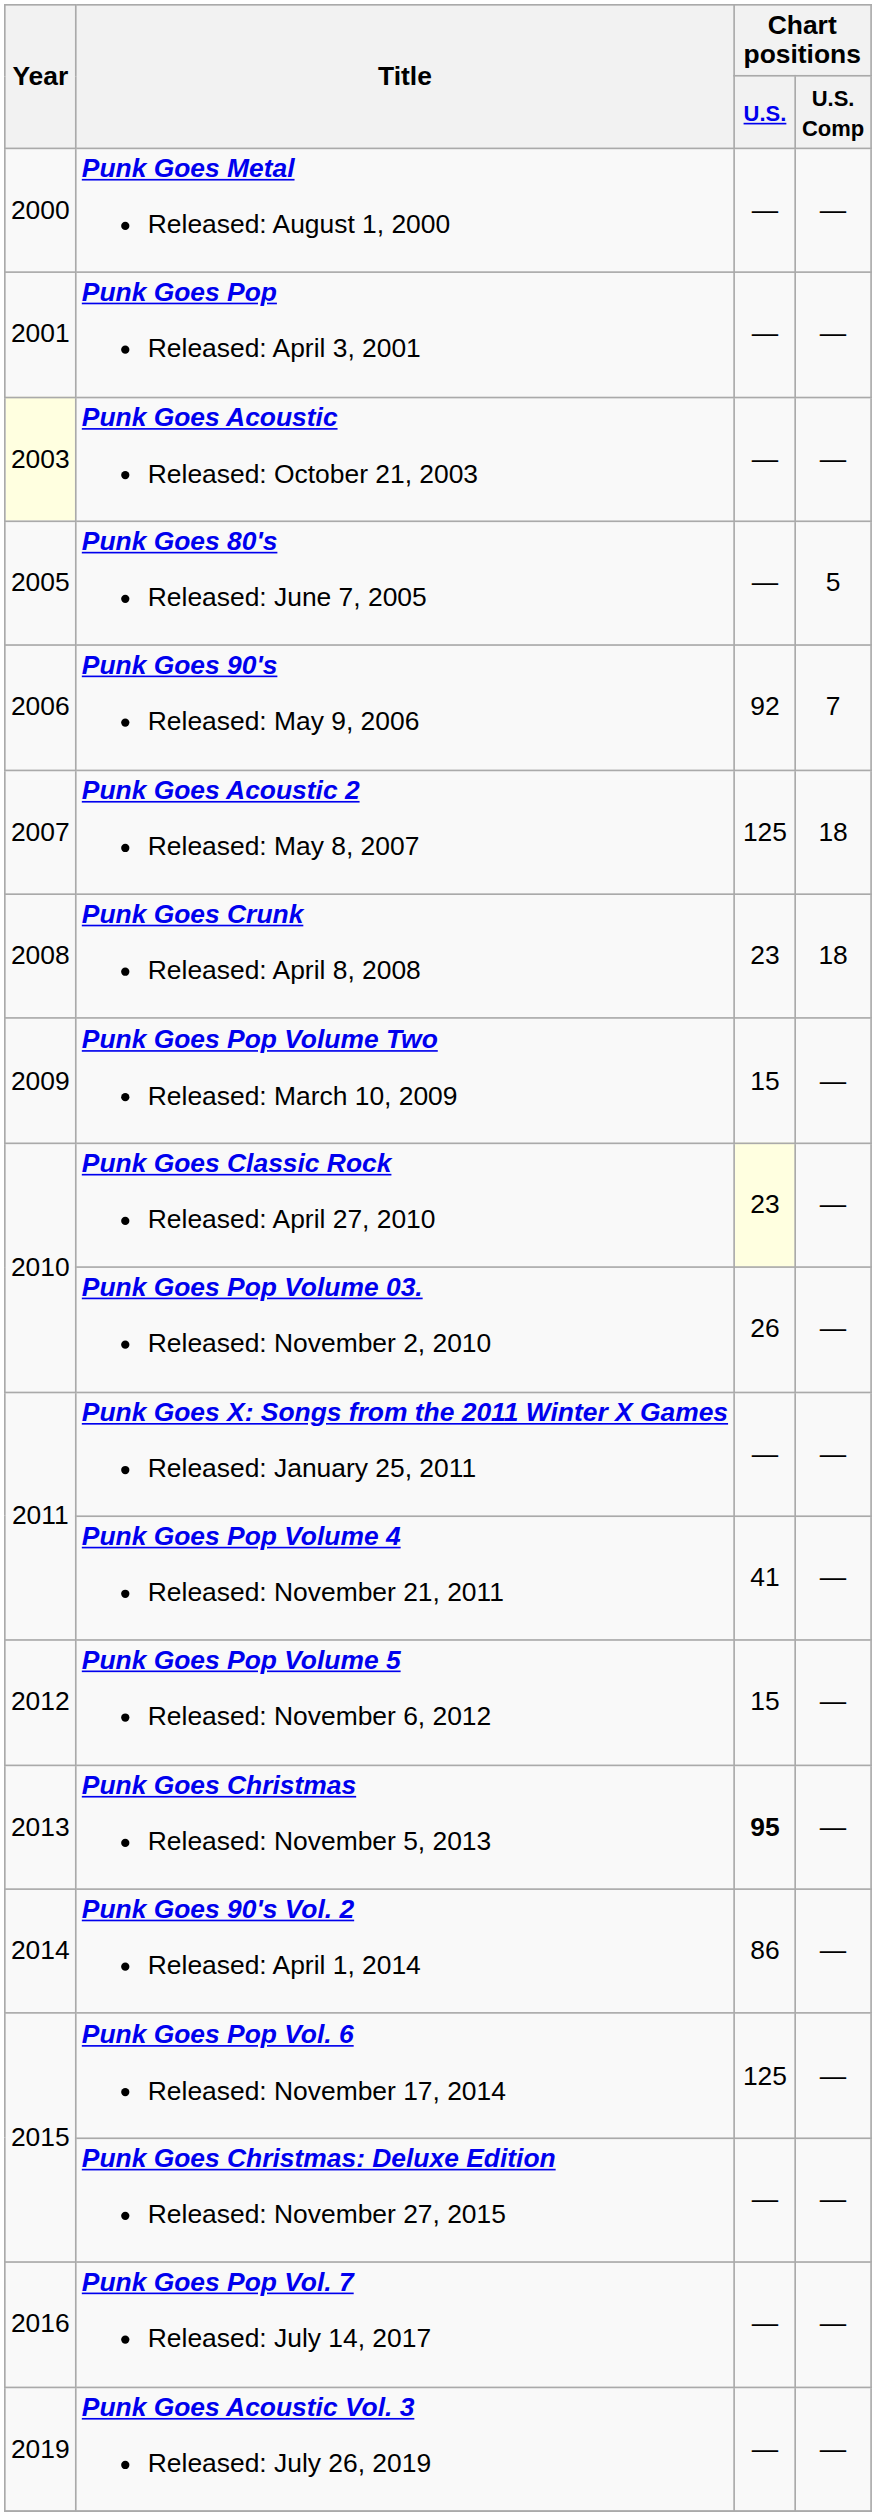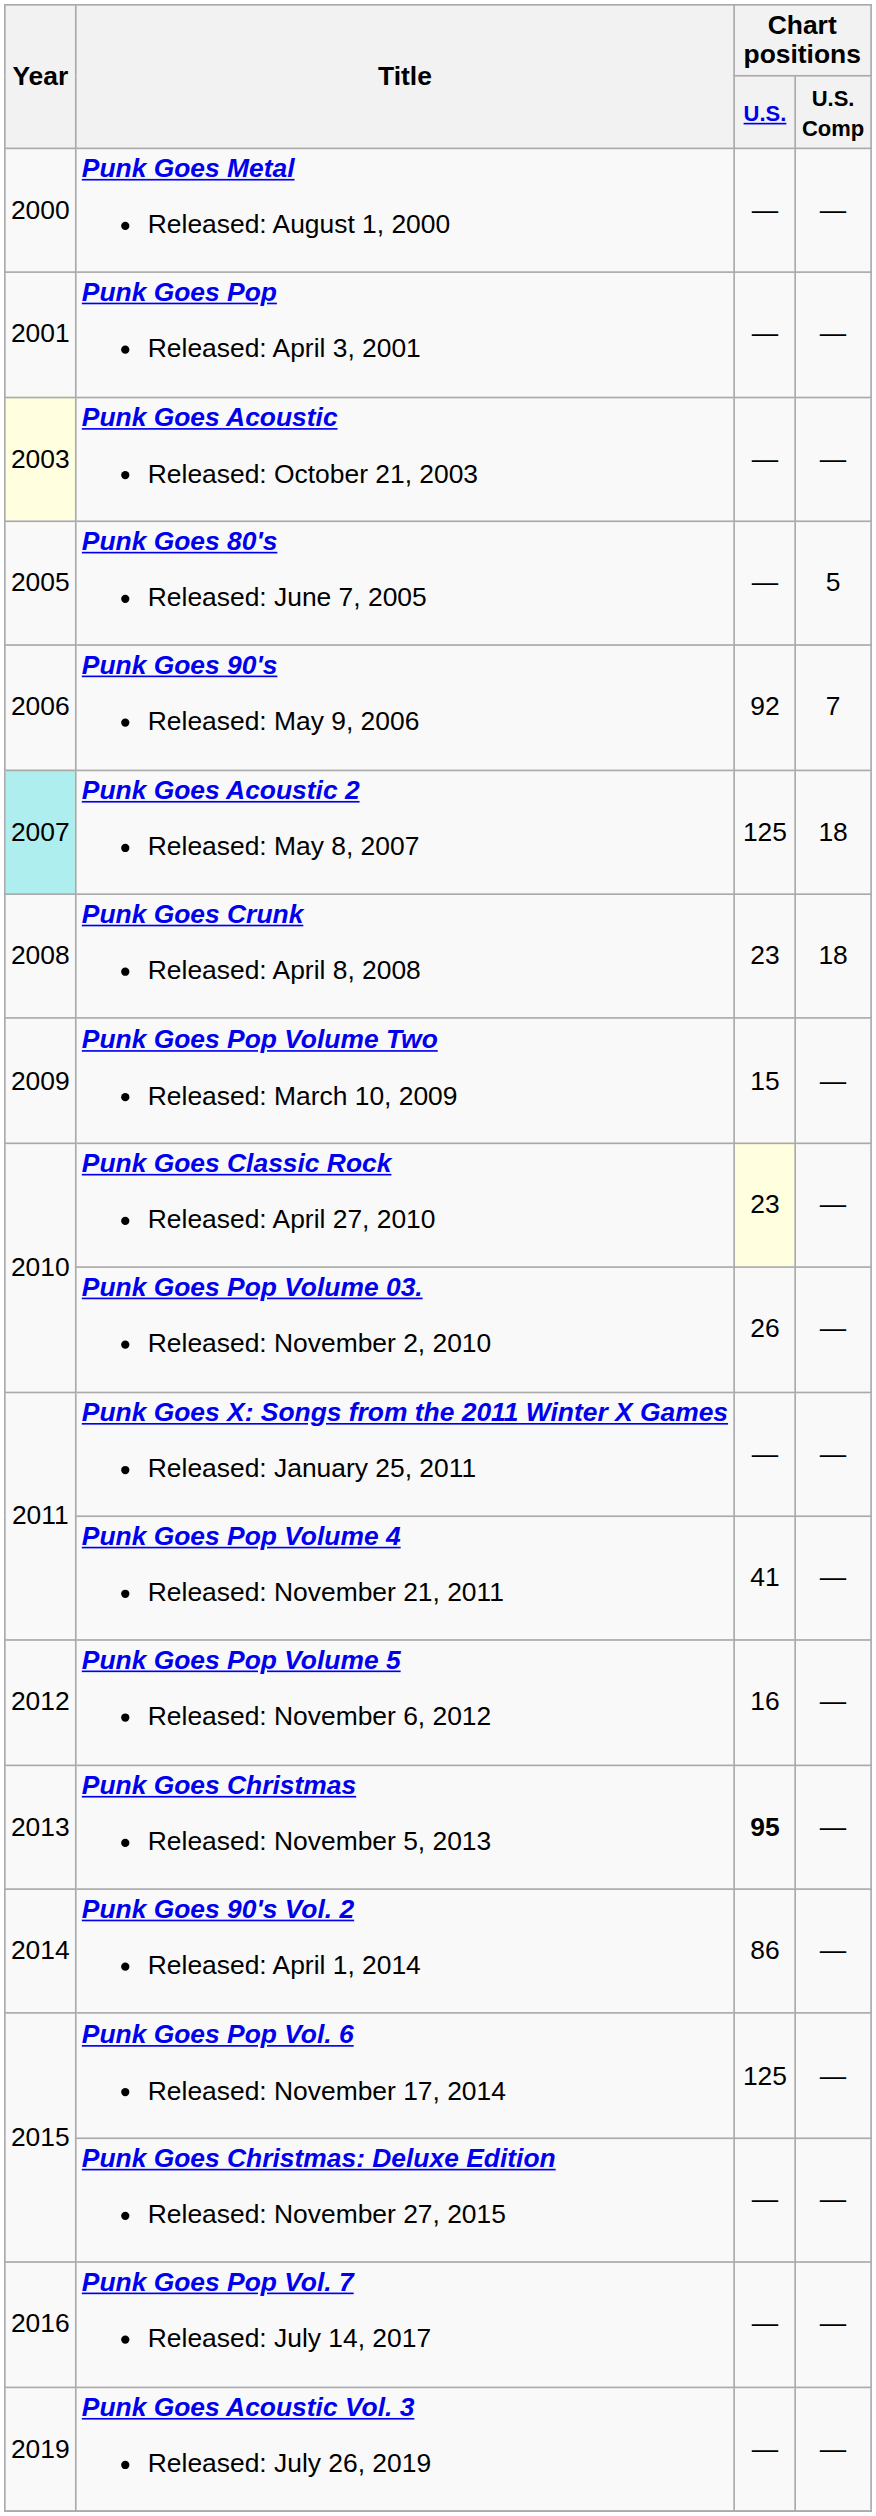(40, 831) no background -> (40, 831) paleturquoise background
(765, 1702) 15 -> (765, 1702) 16
